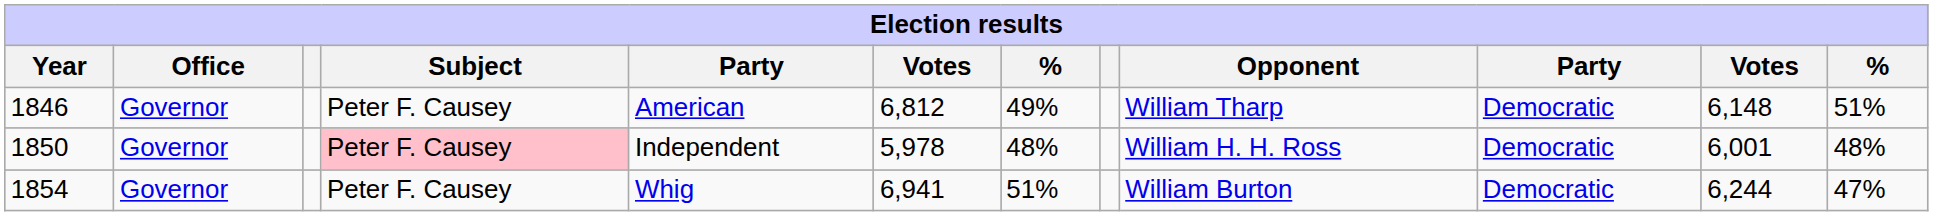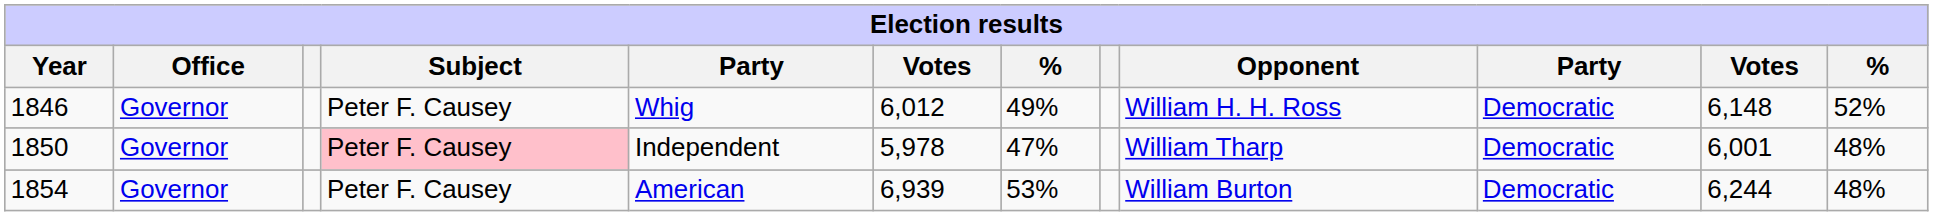(690, 107) American -> (665, 107) Whig
(912, 107) 6,812 -> (912, 107) 6,012
(1204, 107) William Tharp -> (1233, 107) William H. H. Ross
(1860, 107) 51% -> (1860, 107) 52%
(1032, 148) 48% -> (1032, 148) 47%
(1233, 148) William H. H. Ross -> (1204, 148) William Tharp
(665, 189) Whig -> (690, 189) American
(912, 189) 6,941 -> (912, 189) 6,939
(1032, 189) 51% -> (1032, 189) 53%
(1860, 189) 47% -> (1860, 189) 48%
